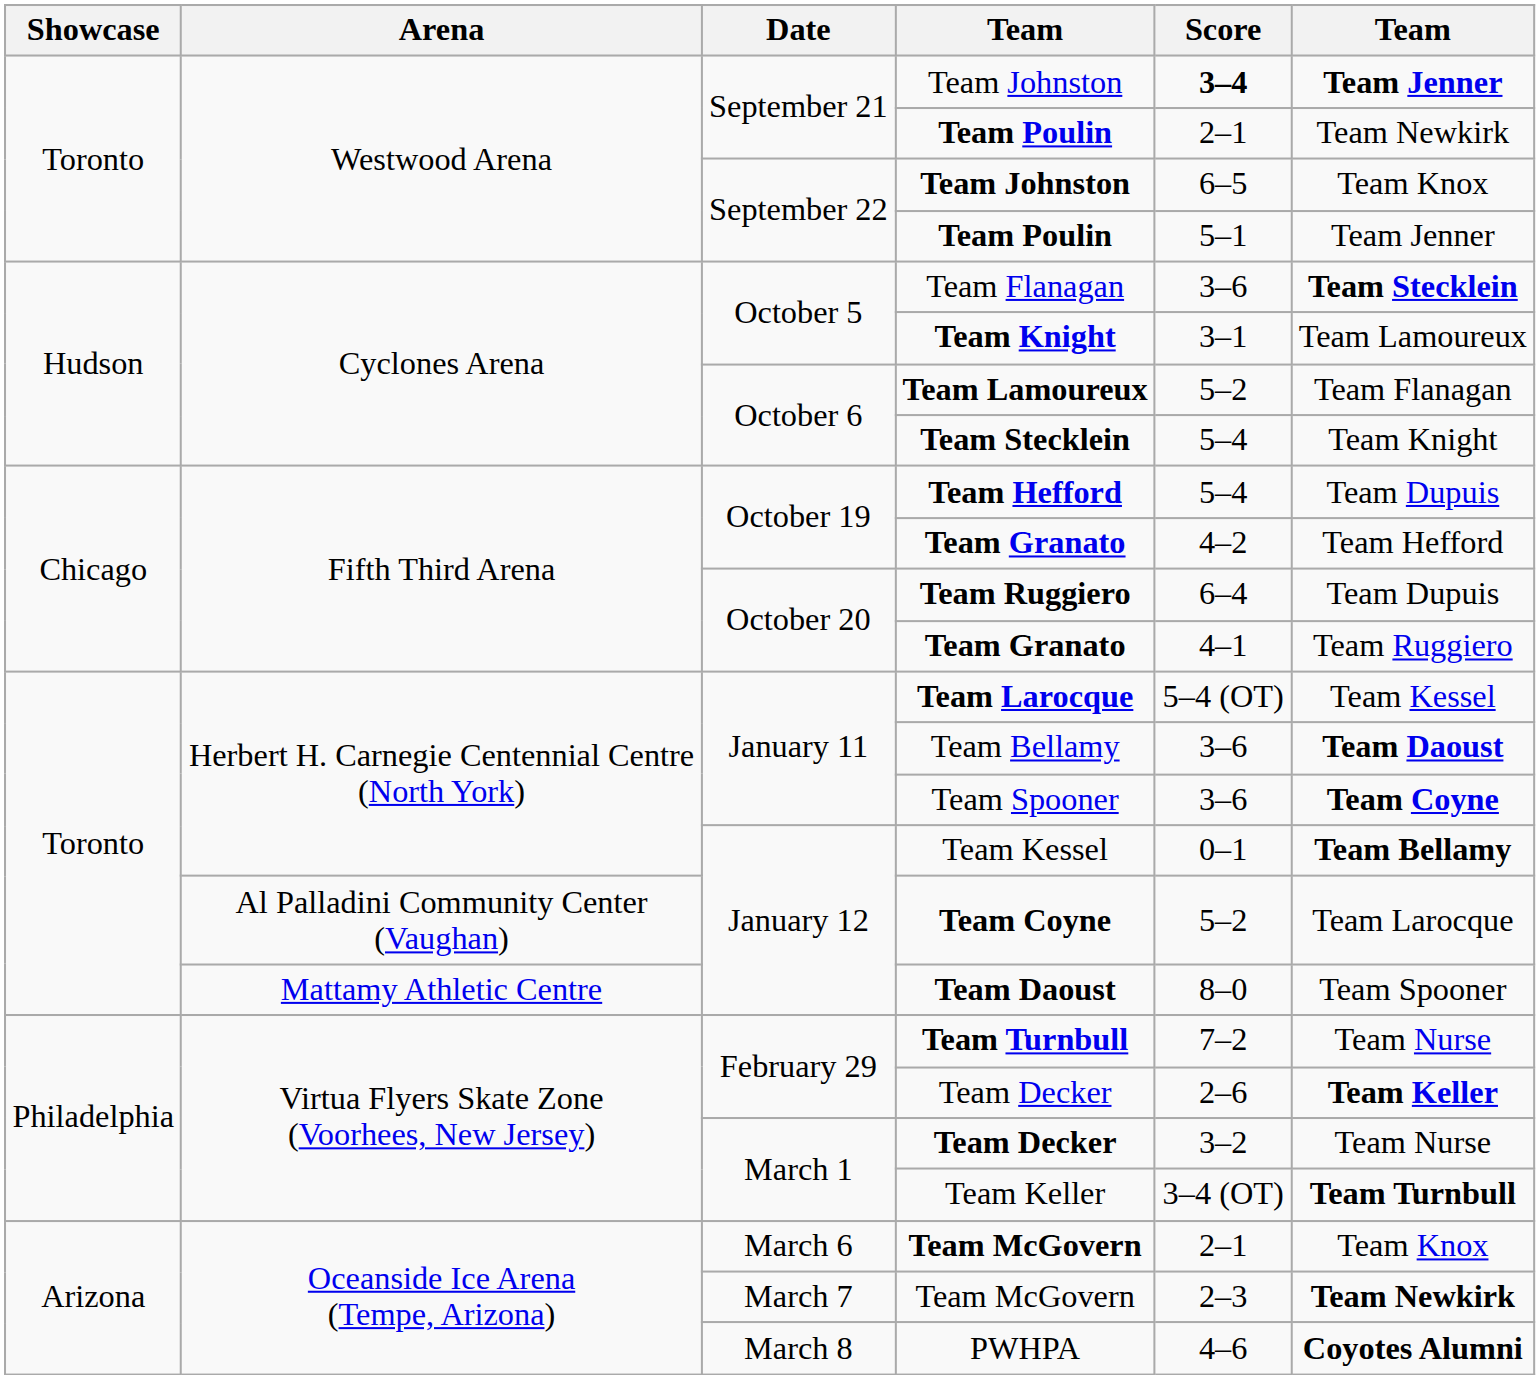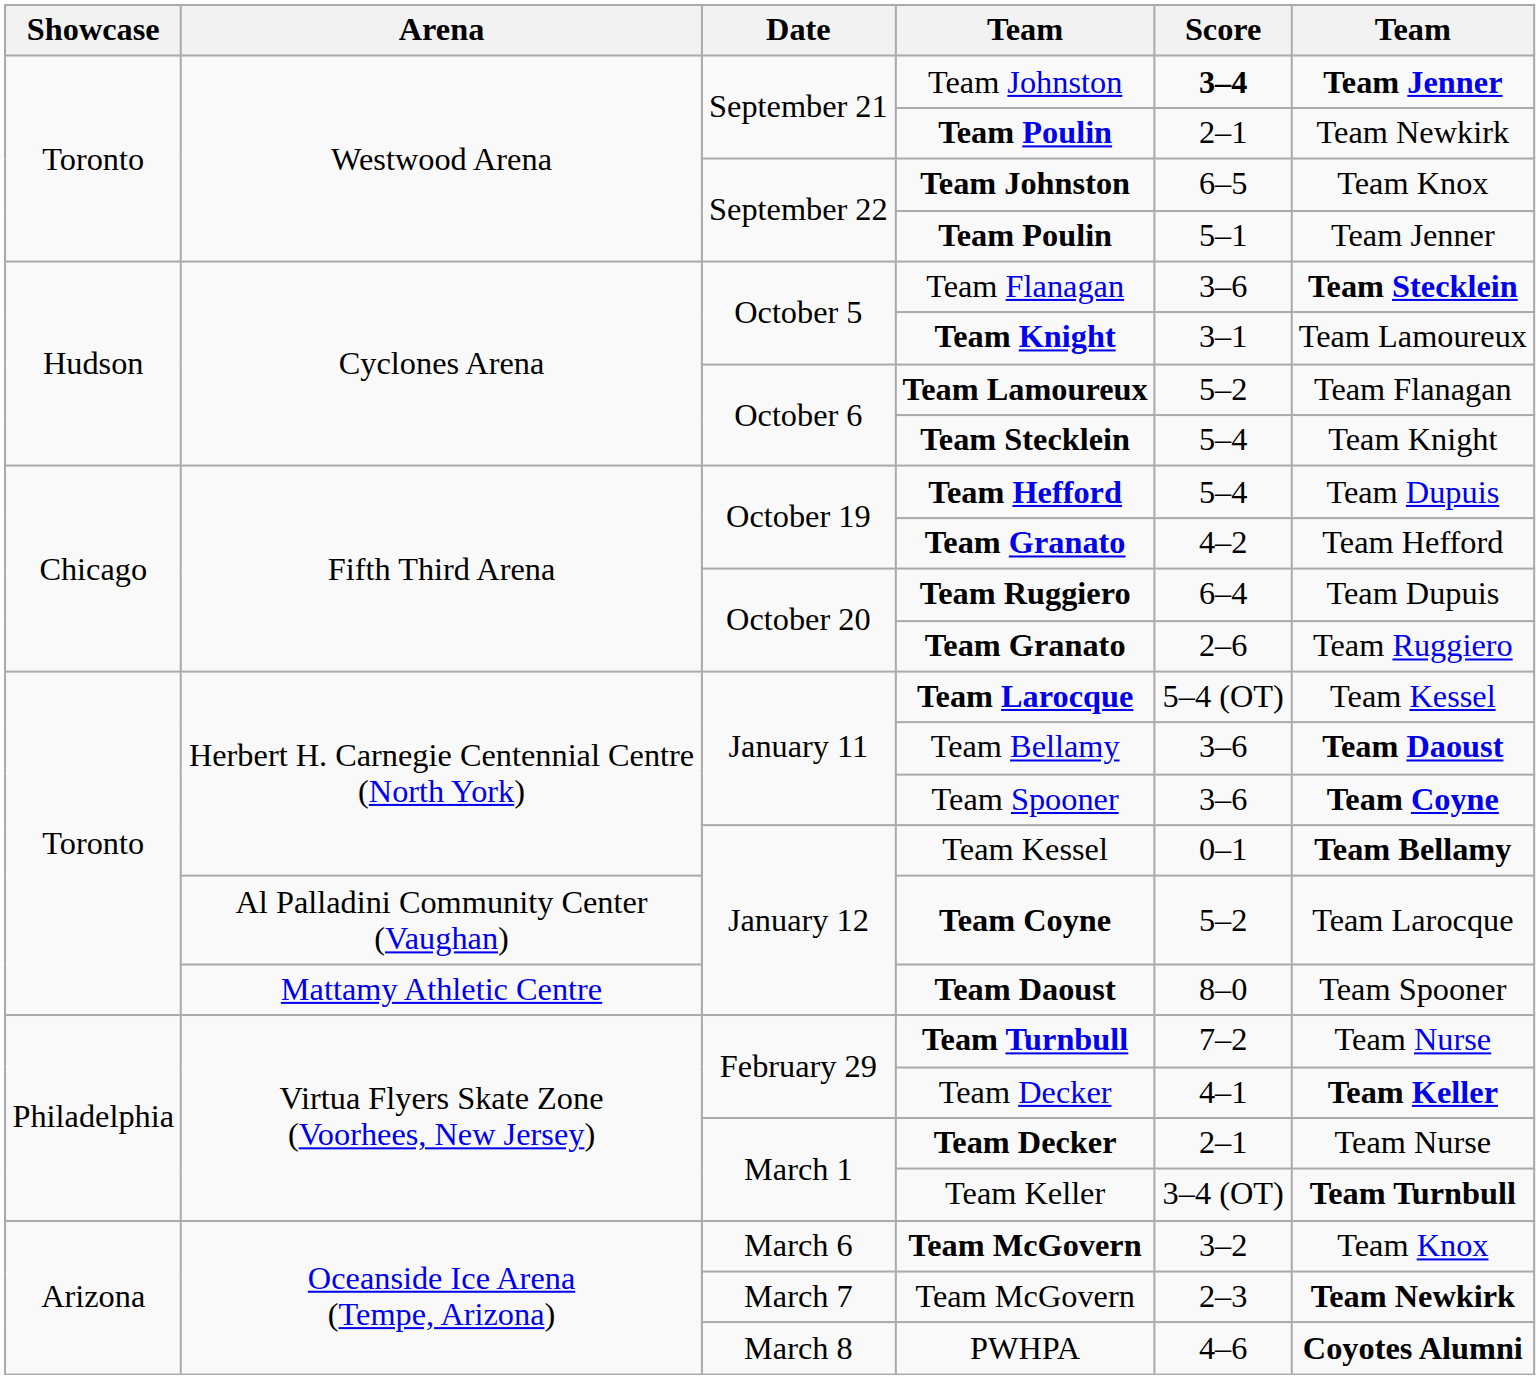(1223, 645) 4–1 -> (1223, 645) 2–6
(1223, 1091) 2–6 -> (1223, 1091) 4–1
(1223, 1142) 3–2 -> (1223, 1142) 2–1
(1223, 1245) 2–1 -> (1223, 1245) 3–2
